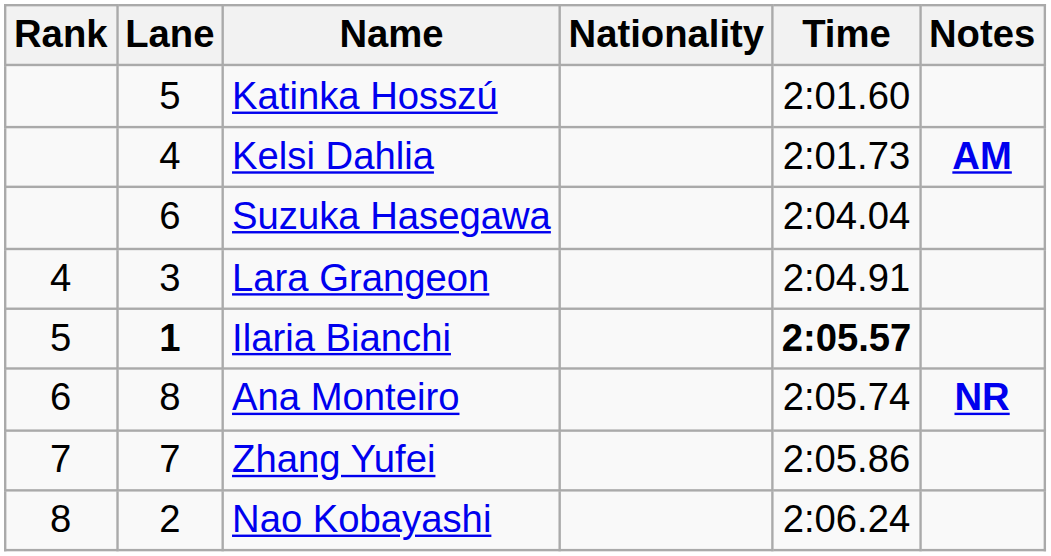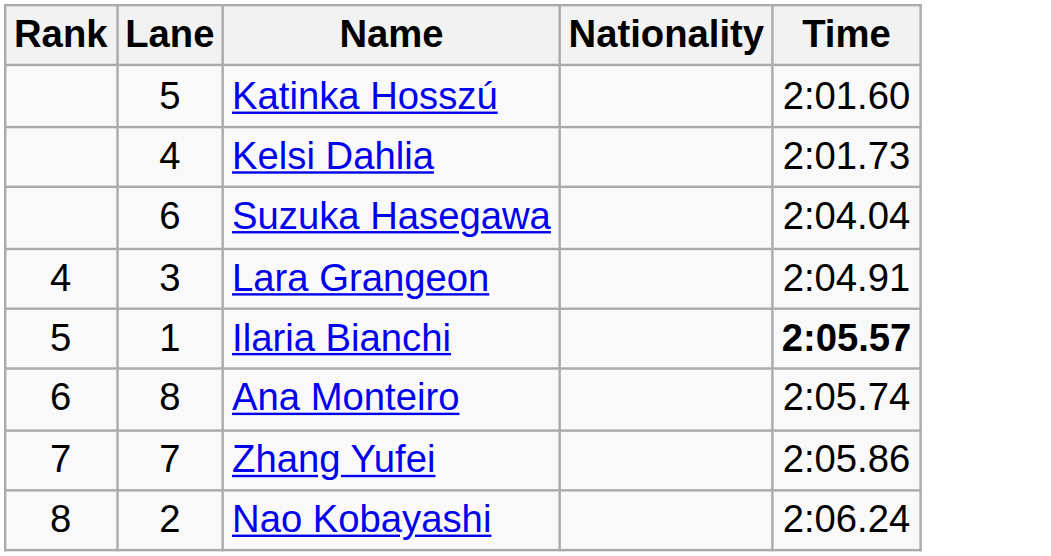- column: (982, 34)
(170, 338) bold -> (170, 338) normal
